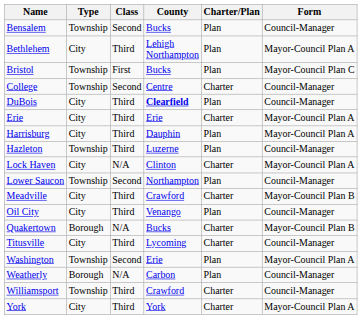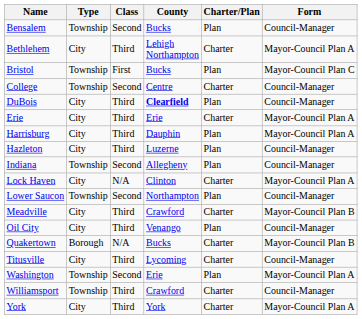(212, 49) Plan -> (218, 49) Charter
(88, 149) Township -> (77, 149) City
+ row: (21, 165)
- row: (27, 275)
